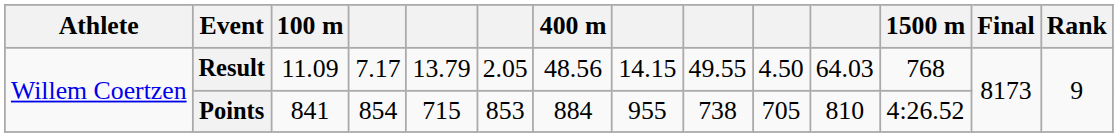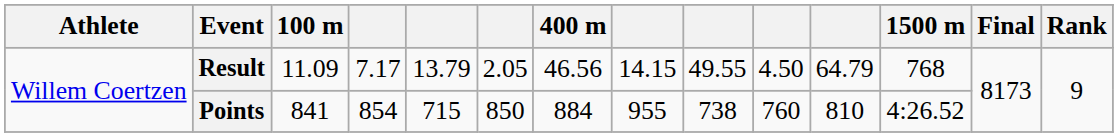(573, 68) 48.56 -> (573, 68) 46.56
(845, 68) 64.03 -> (845, 68) 64.79
(505, 111) 853 -> (505, 111) 850
(781, 111) 705 -> (781, 111) 760
